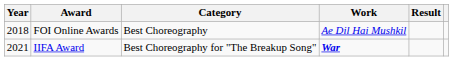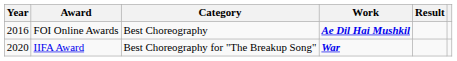(18, 30) 2018 -> (18, 30) 2016
(364, 30) normal -> (366, 30) bold
(18, 47) 2021 -> (18, 47) 2020
